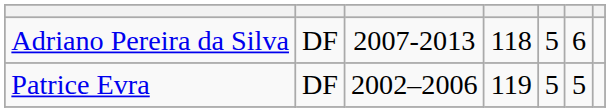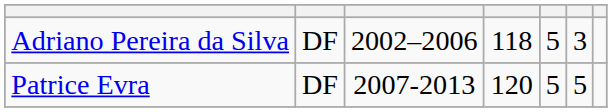(414, 39) 2007-2013 -> (414, 39) 2002–2006
(579, 39) 6 -> (580, 39) 3
(414, 84) 2002–2006 -> (414, 84) 2007-2013
(511, 84) 119 -> (512, 84) 120
